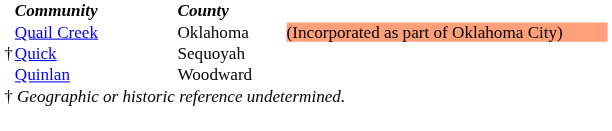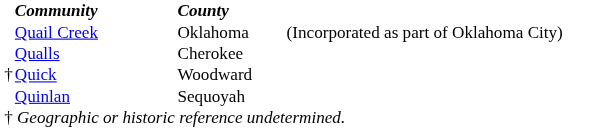(425, 32) lightsalmon background -> (425, 32) no background
+ row: (37, 53)
(211, 53) Sequoyah -> (215, 74) Woodward
(215, 74) Woodward -> (211, 96) Sequoyah
